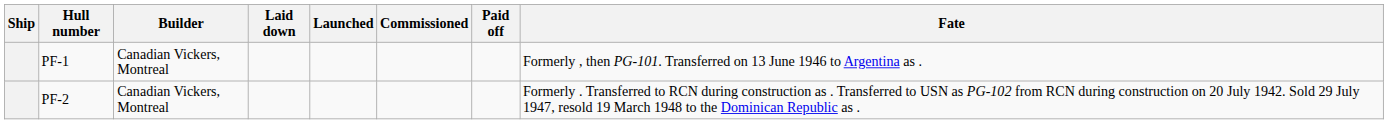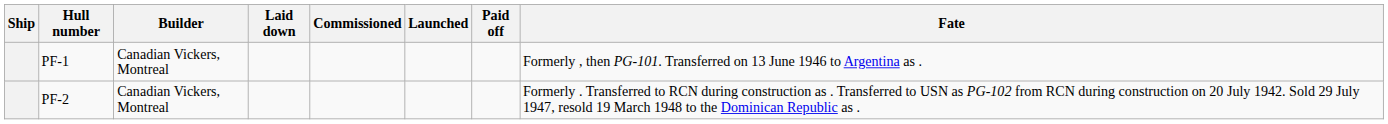columns swapped: (343, 23) <-> (424, 23)
